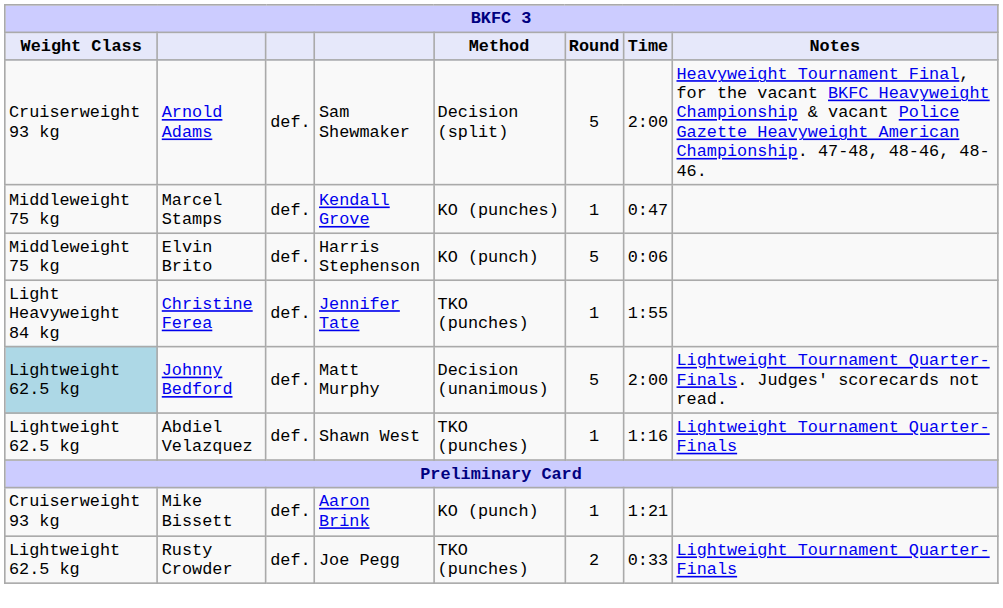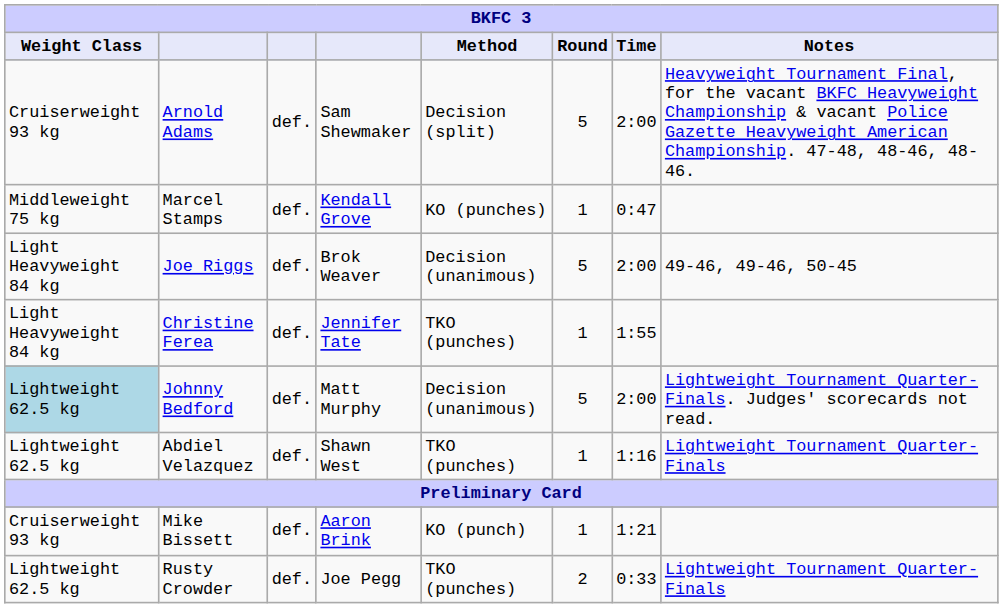+ row: (208, 266)
- row: (187, 257)
